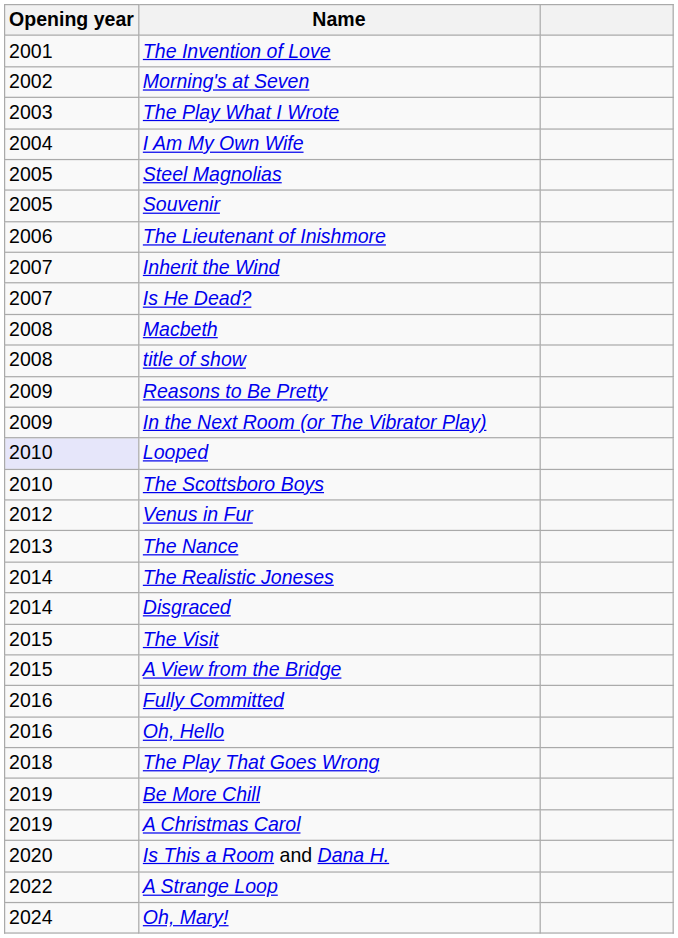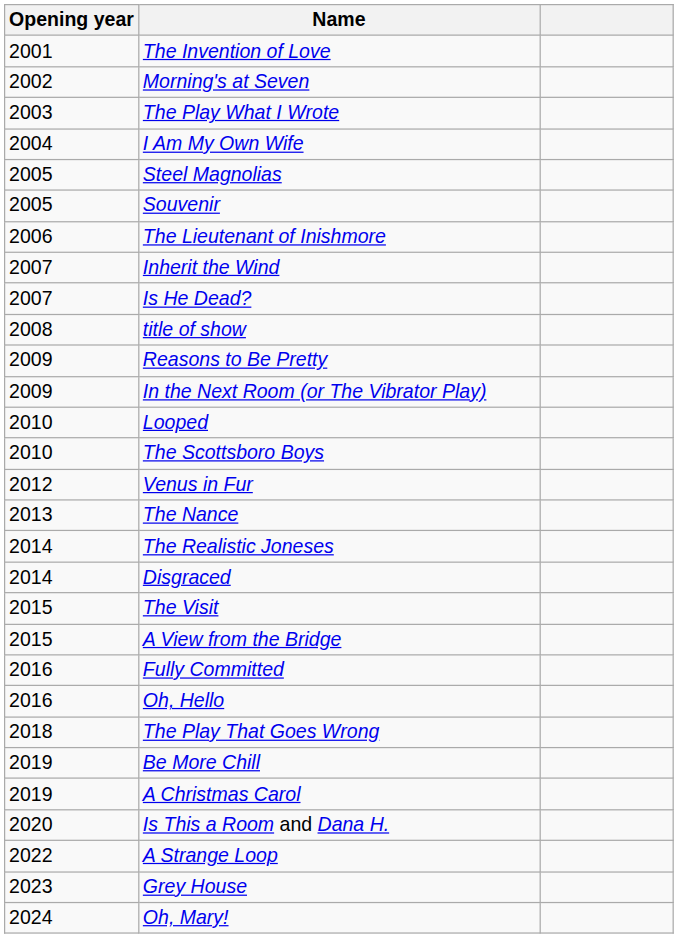- row: (180, 329)
(31, 453) lavender background -> (31, 422) no background
+ row: (195, 886)
